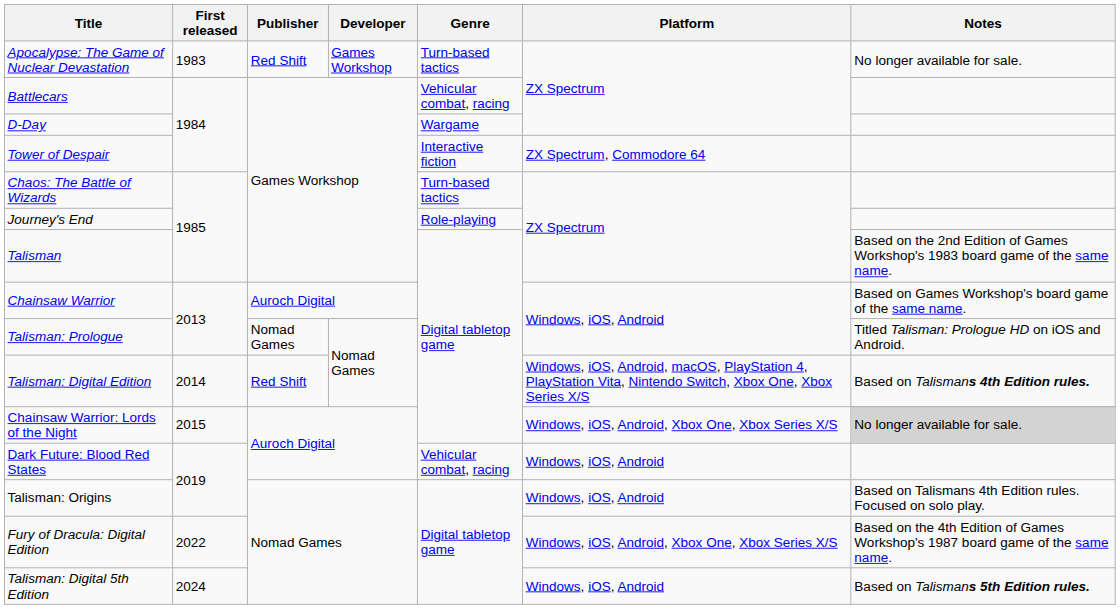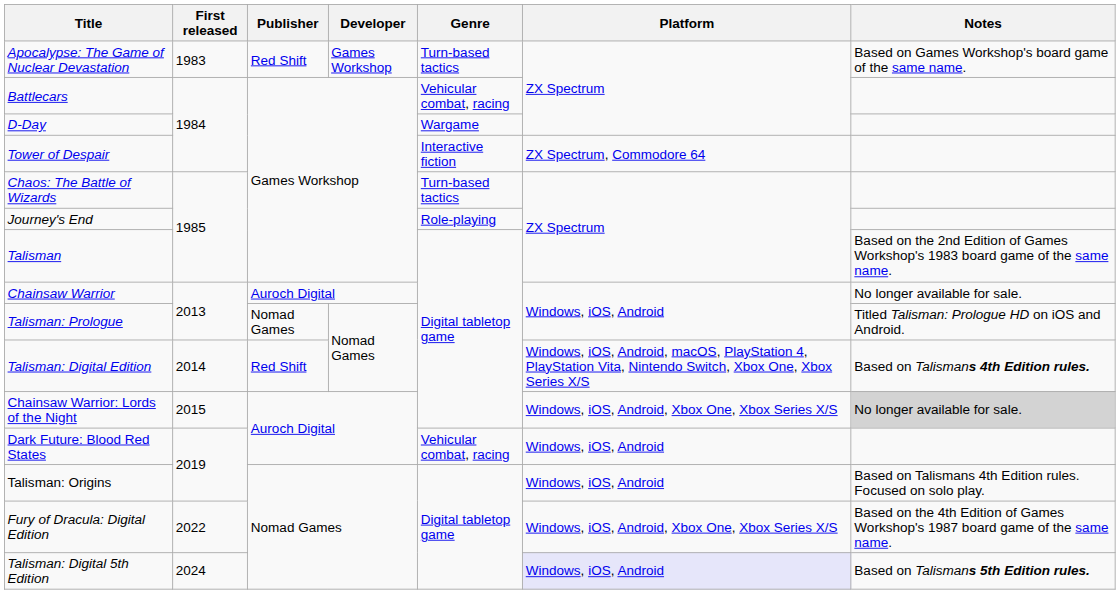(938, 59) No longer available for sale. -> (981, 59) Based on Games Workshop's board game of the same name.
(981, 300) Based on Games Workshop's board game of the same name. -> (938, 293) No longer available for sale.
(595, 586) no background -> (595, 571) lavender background
